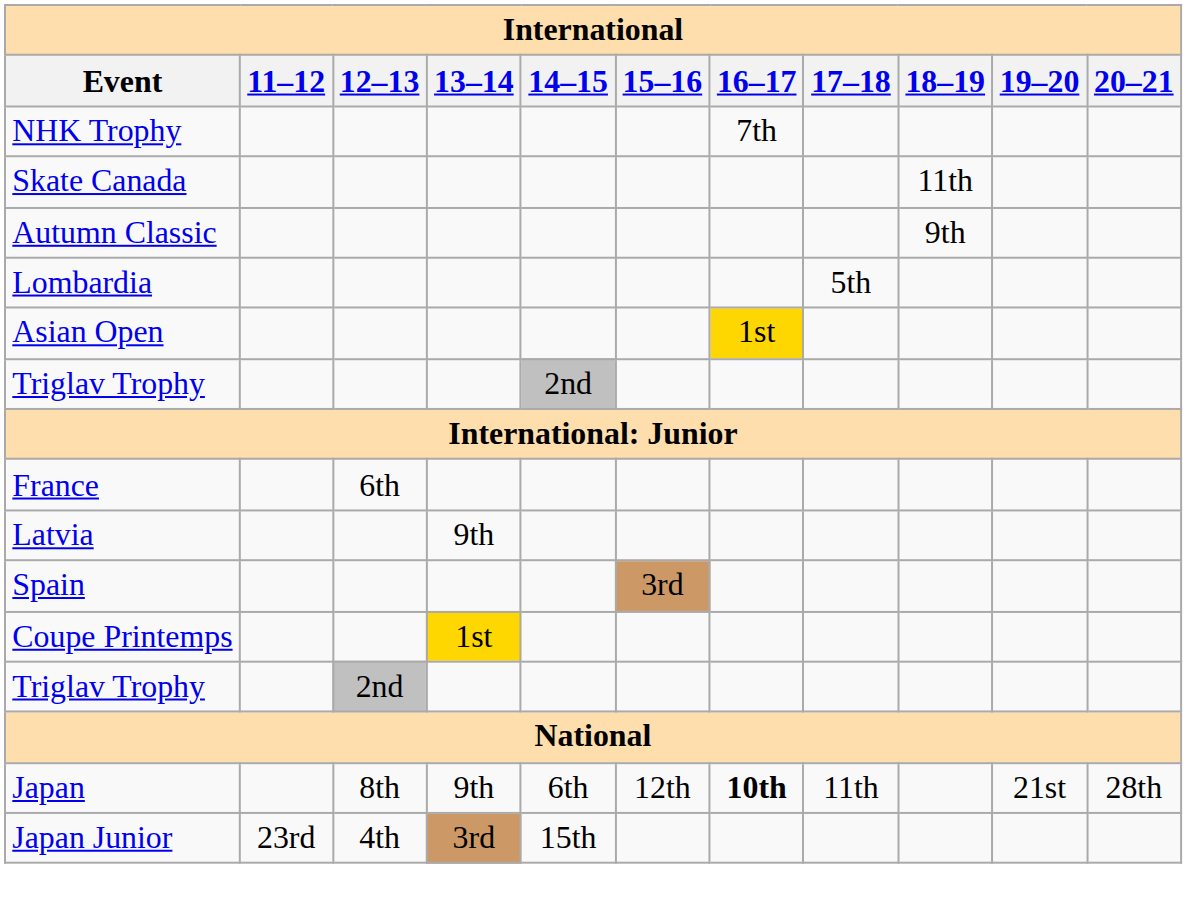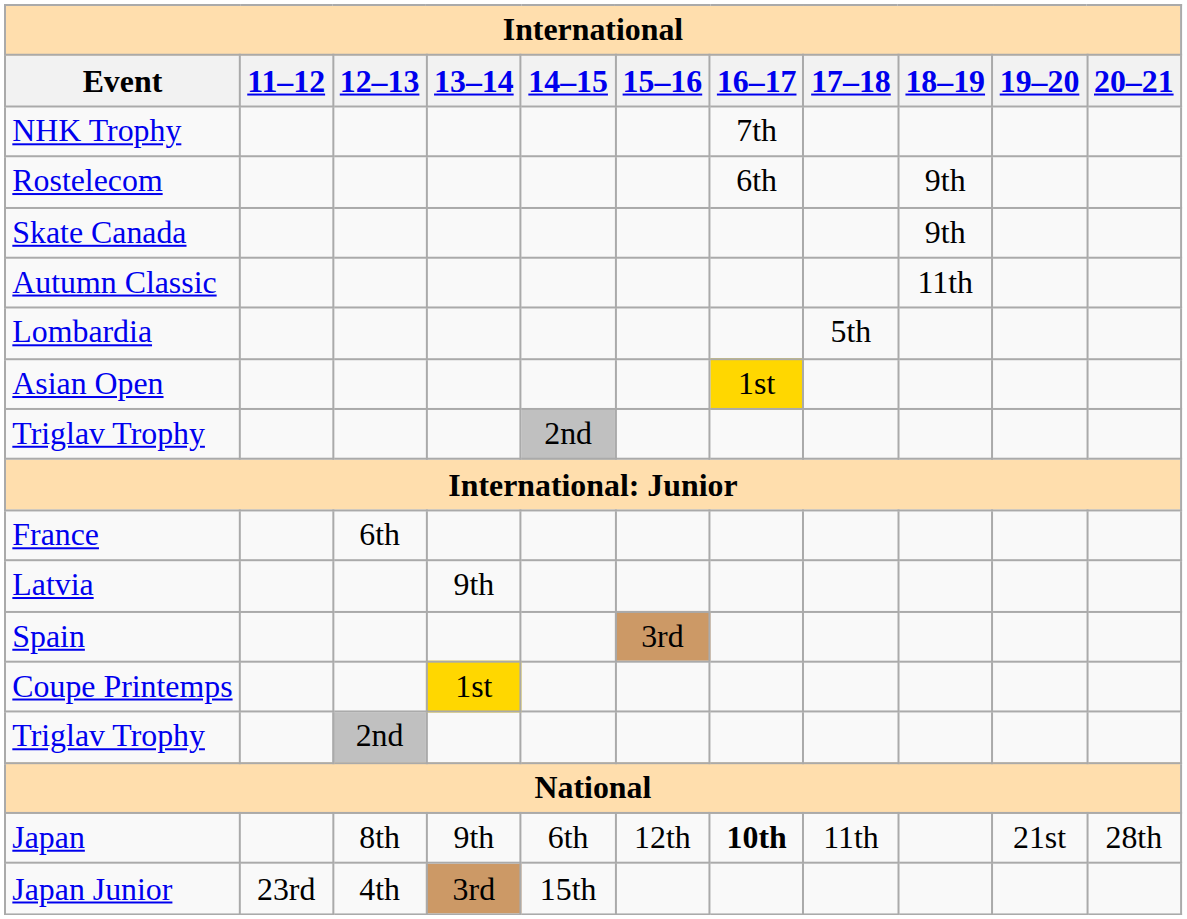+ row: (88, 181)
(945, 181) 11th -> (945, 231) 9th
(945, 231) 9th -> (945, 282) 11th
